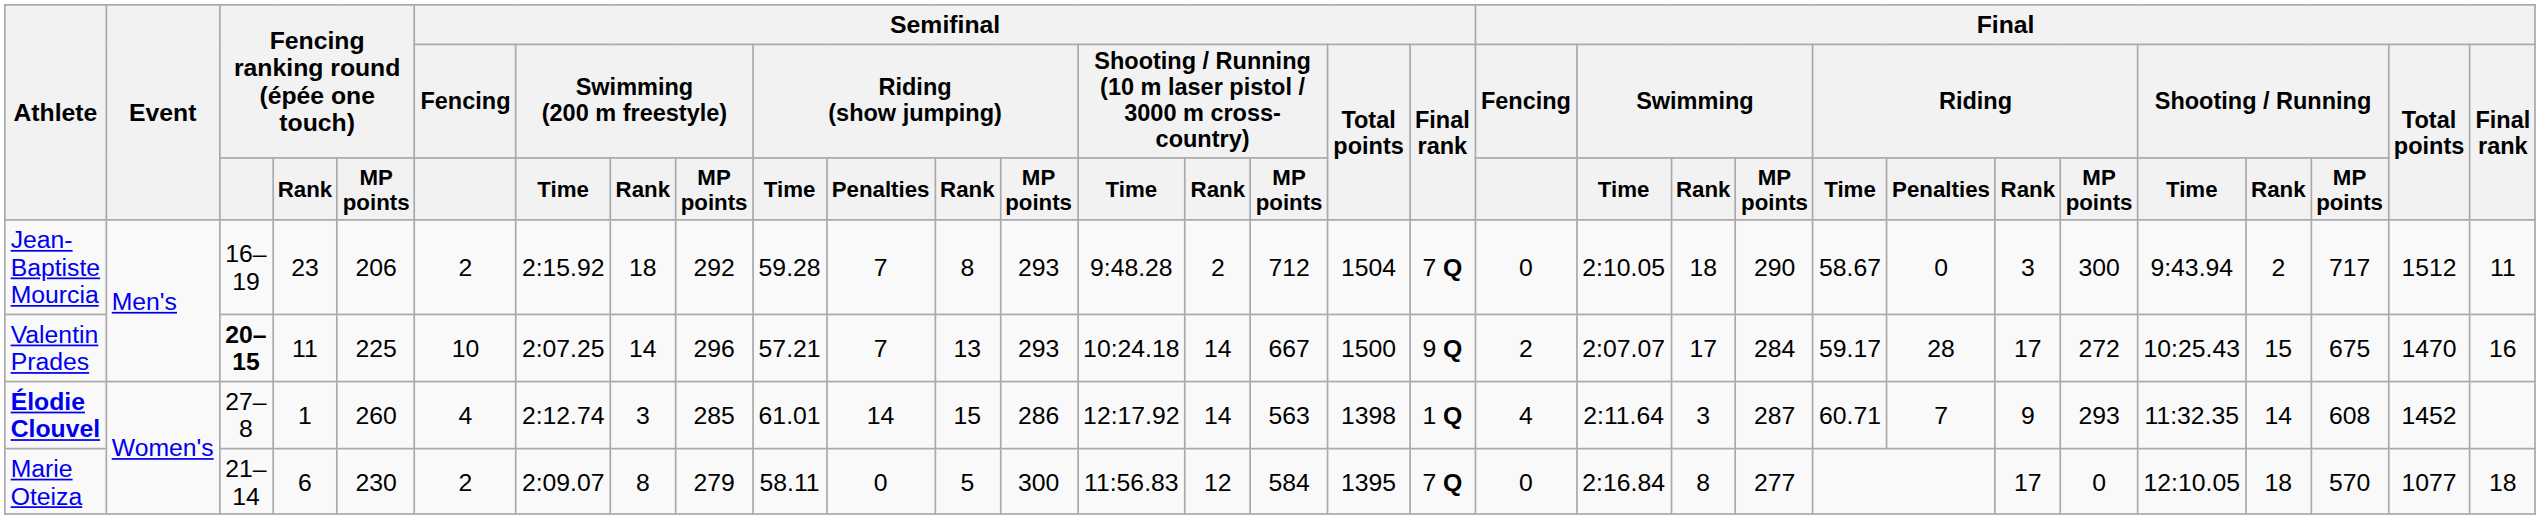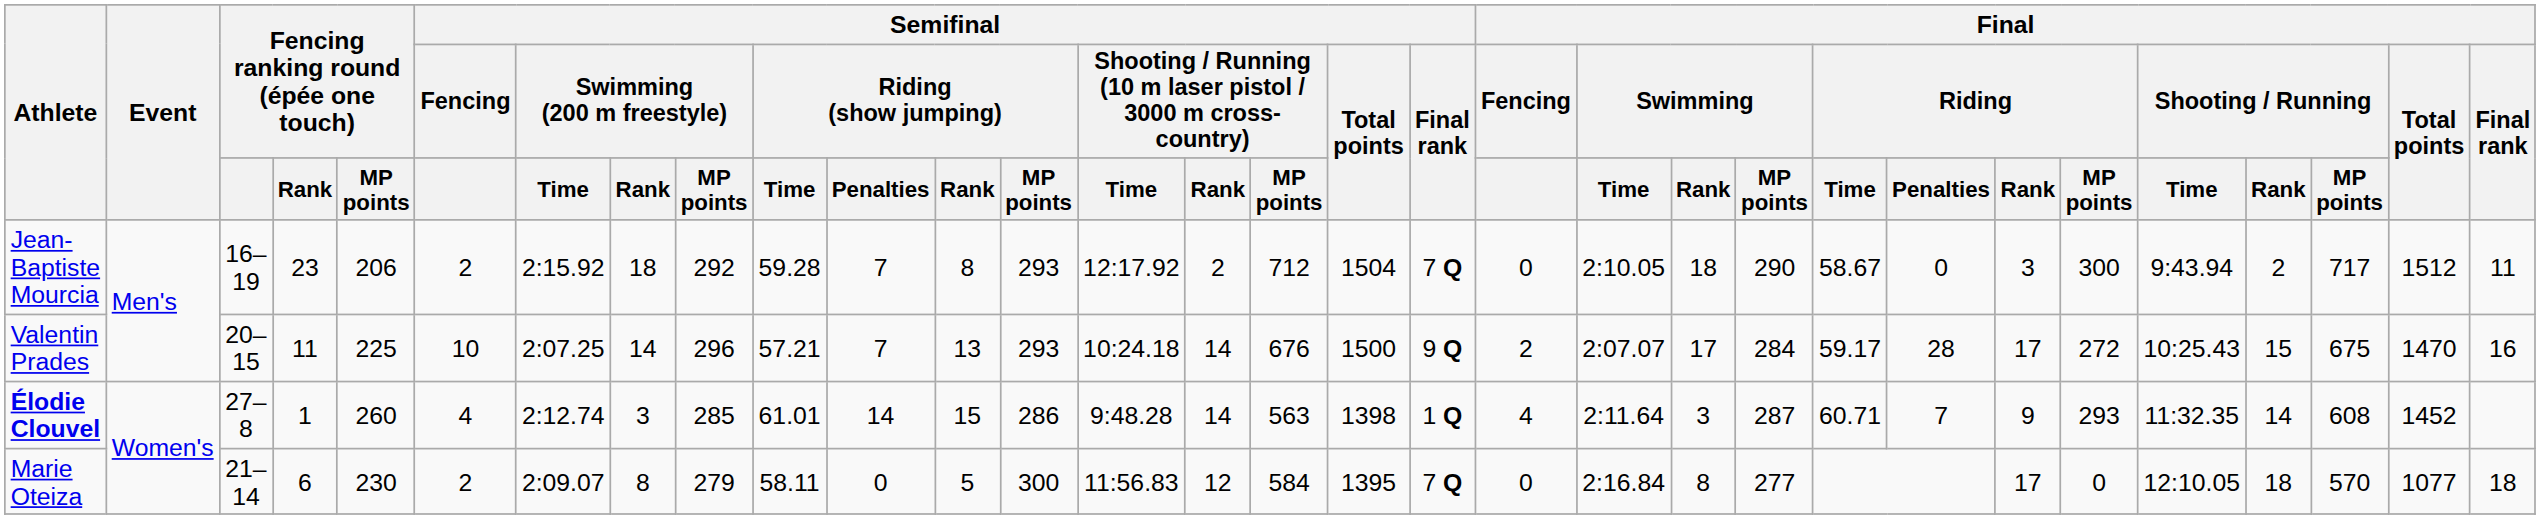(1131, 268) 9:48.28 -> (1131, 268) 12:17.92
(246, 348) bold -> (246, 348) normal
(1289, 348) 667 -> (1289, 348) 676
(1131, 415) 12:17.92 -> (1131, 415) 9:48.28
